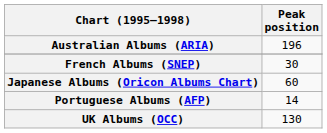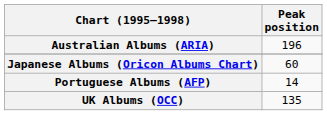- row: (133, 64)
(292, 119) 130 -> (292, 100) 135
